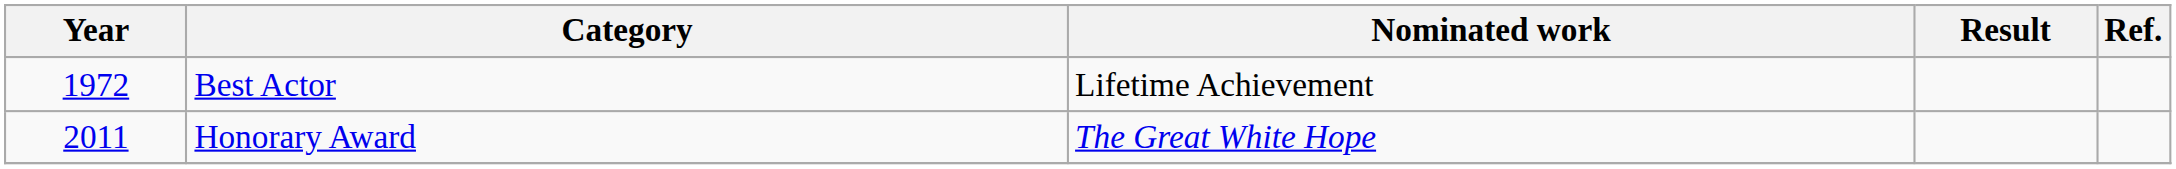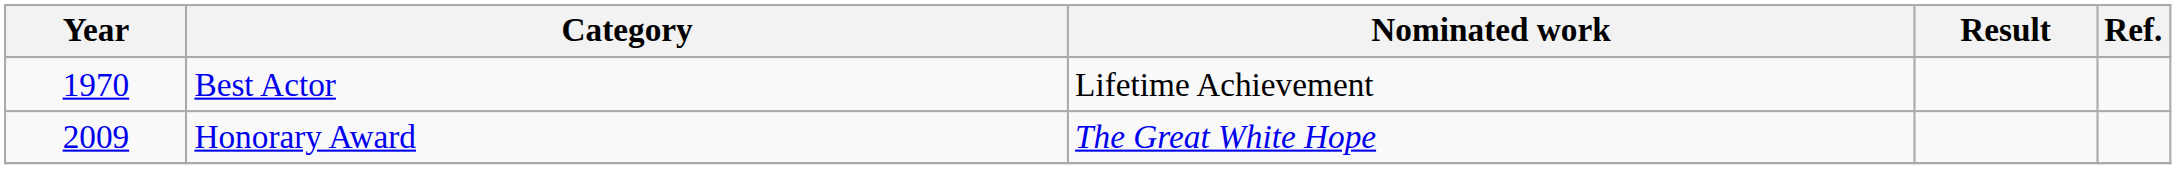(96, 83) 1972 -> (96, 83) 1970
(96, 136) 2011 -> (96, 136) 2009
